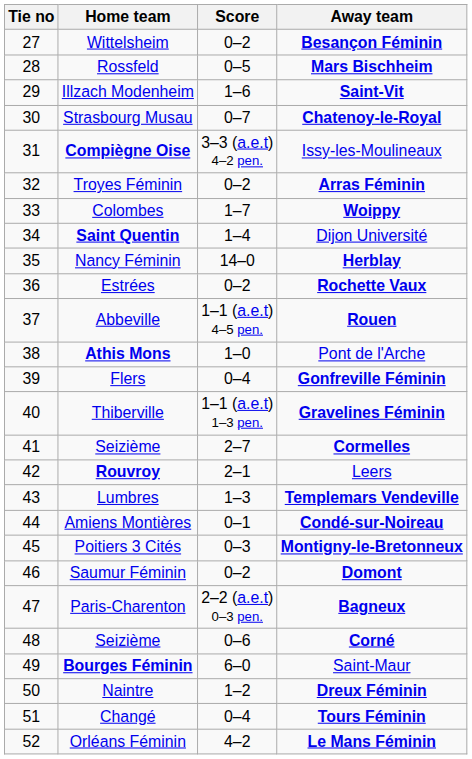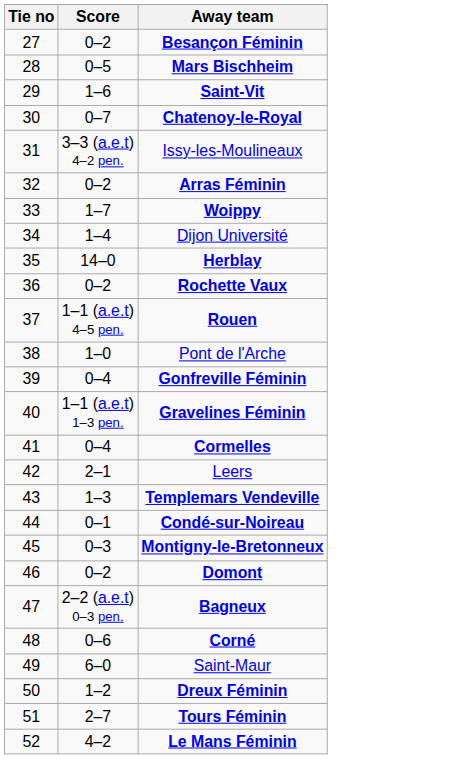- column: (128, 17)
(237, 447) 2–7 -> (98, 447) 0–4
(237, 716) 0–4 -> (98, 716) 2–7
